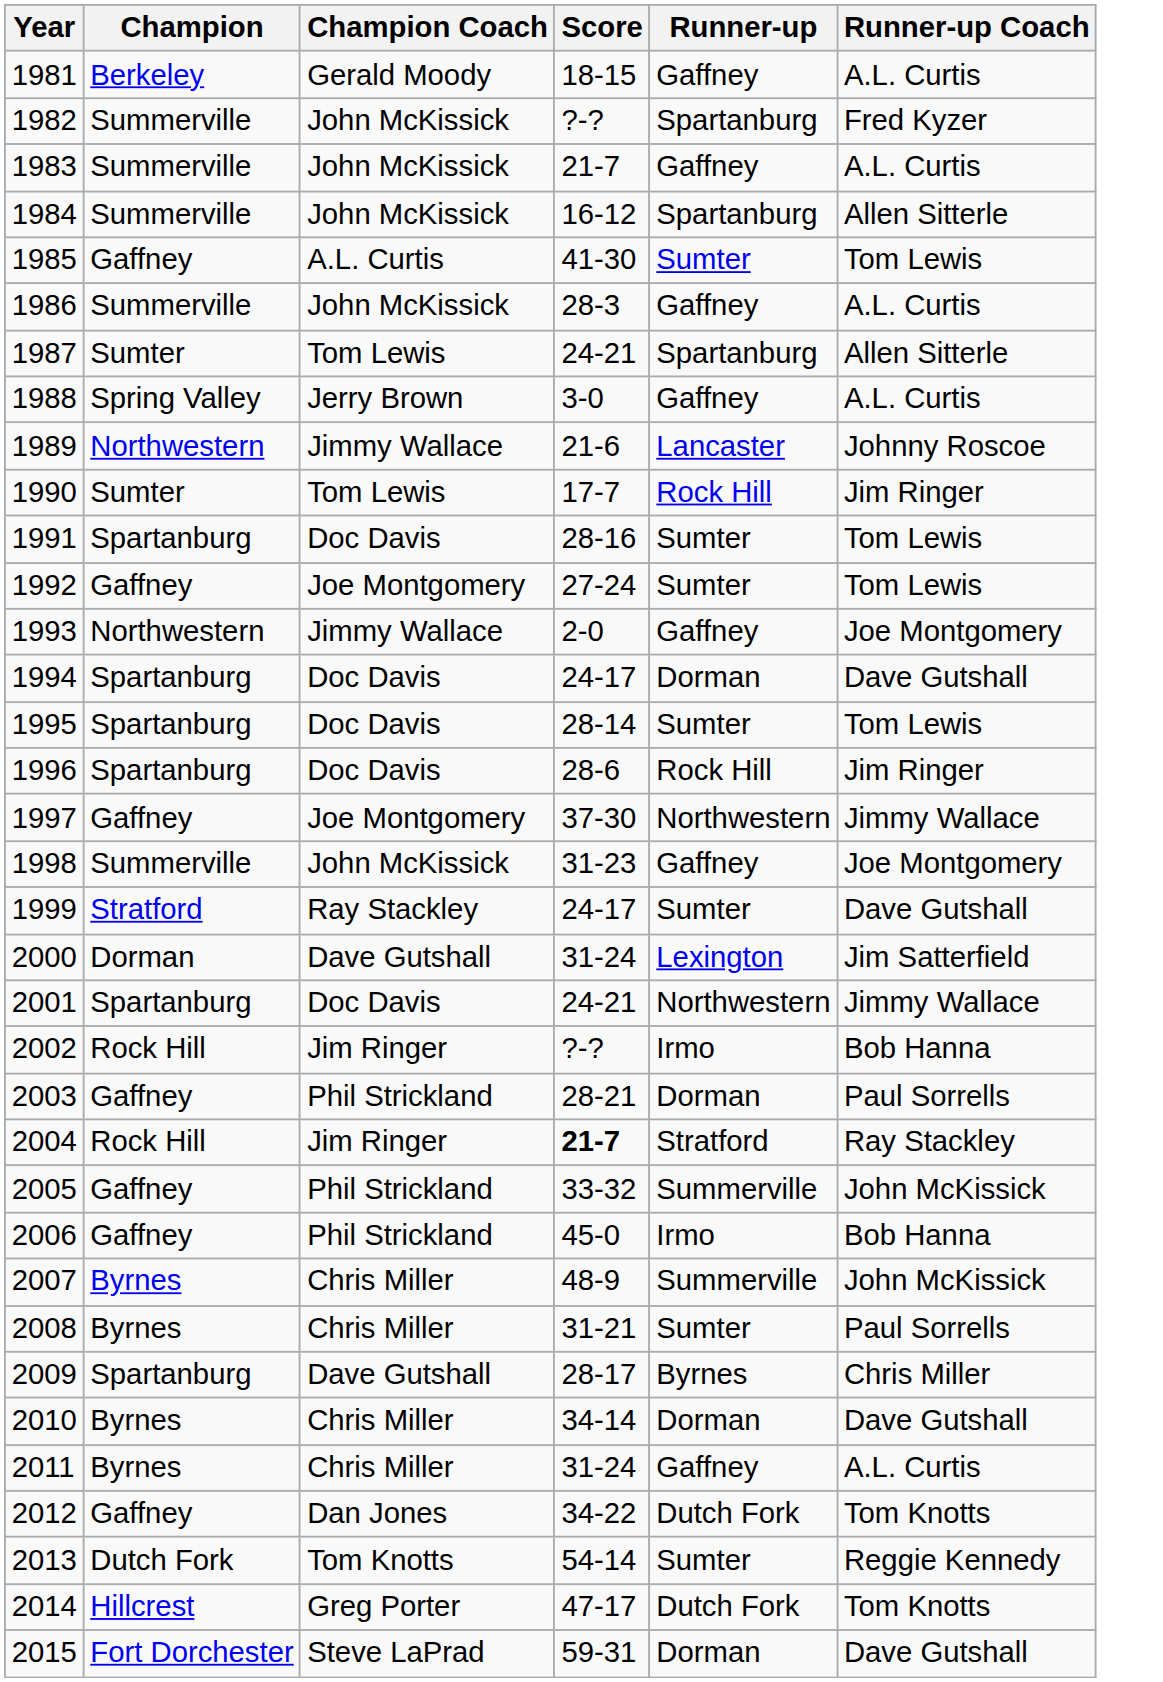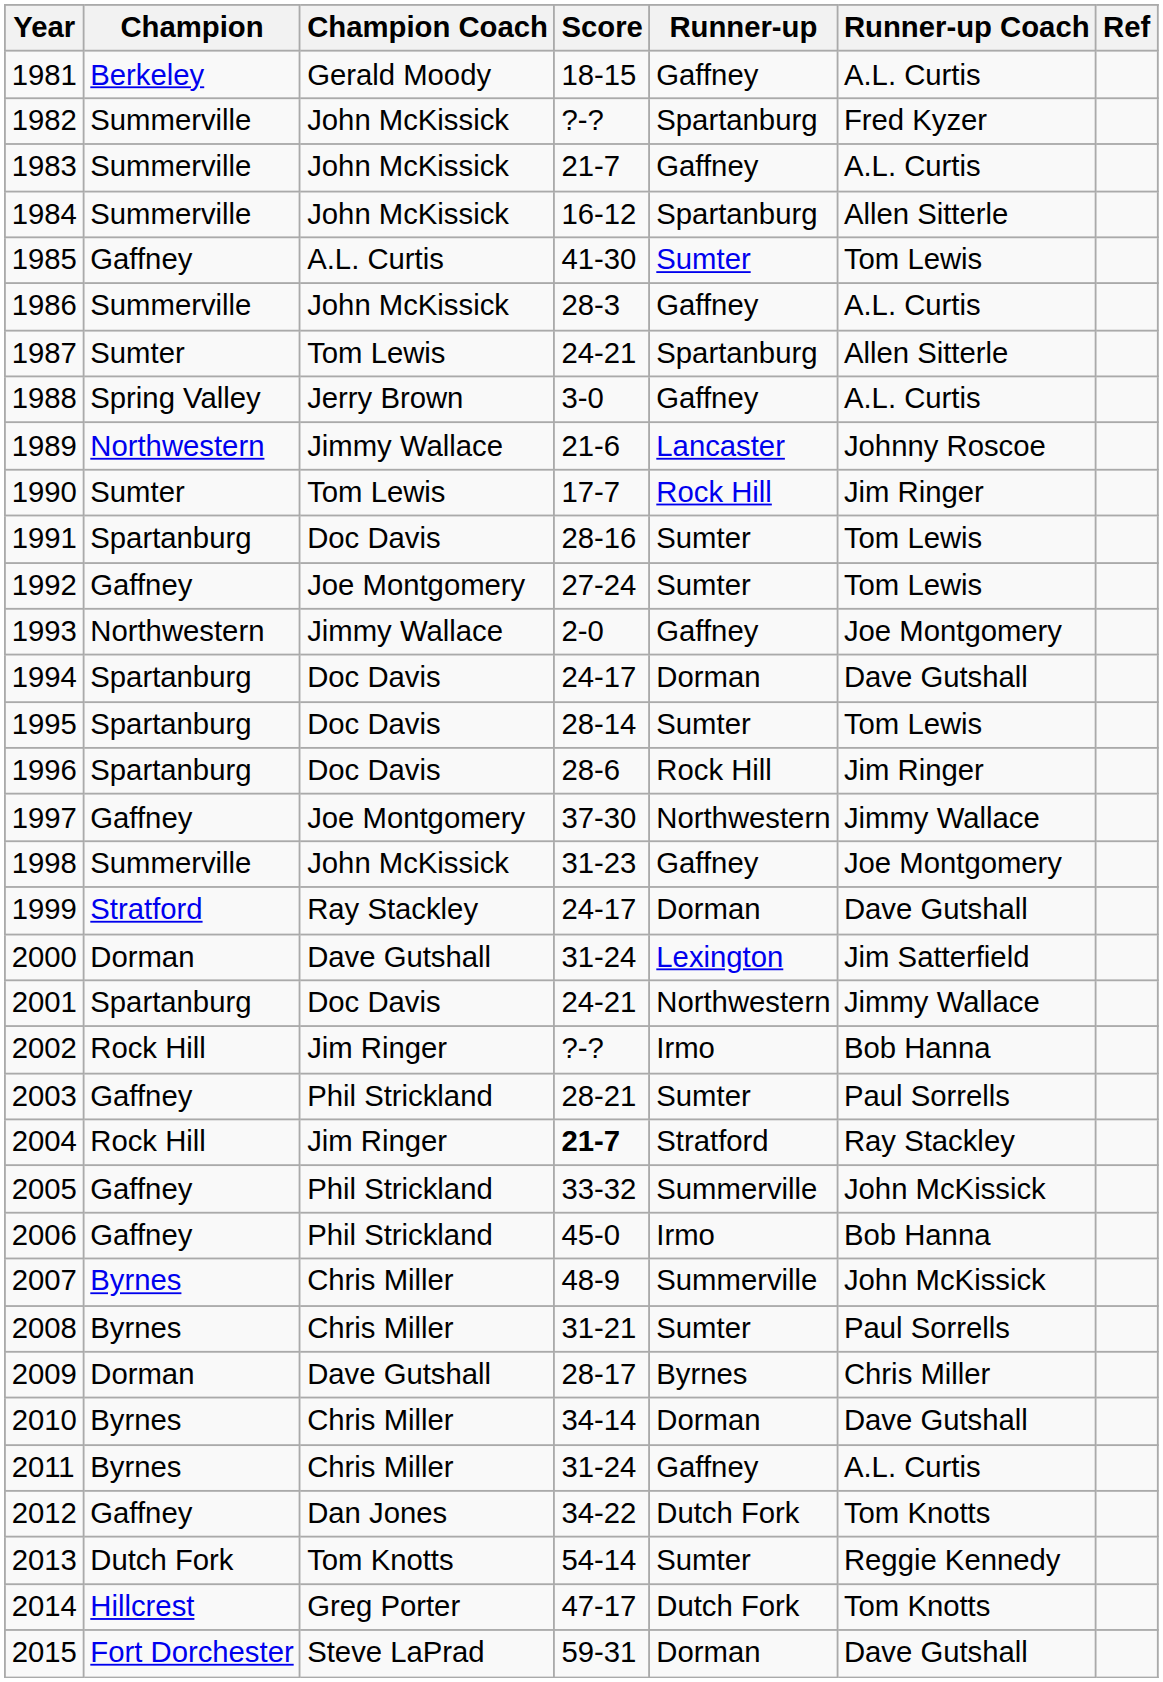+ column: (1127, 27)
(704, 910) Sumter -> (708, 910) Dorman
(708, 1095) Dorman -> (704, 1095) Sumter
(171, 1374) Spartanburg -> (142, 1374) Dorman
